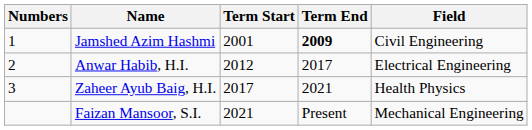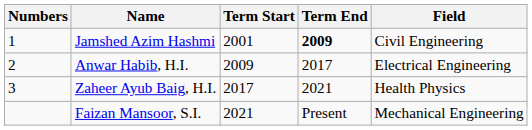(238, 64) 2012 -> (238, 64) 2009
